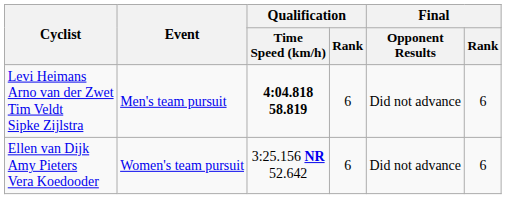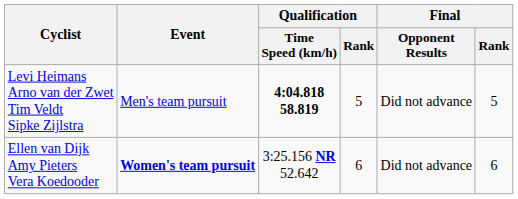(348, 101) 6 -> (359, 101) 5
(483, 101) 6 -> (494, 101) 5
(182, 165) normal -> (188, 165) bold
